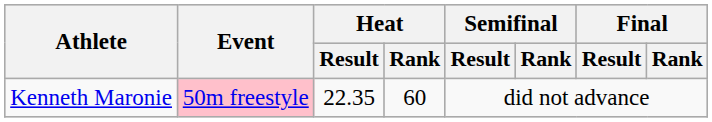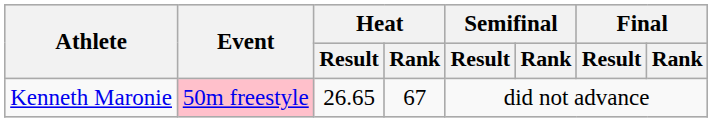(349, 97) 22.35 -> (349, 97) 26.65
(415, 97) 60 -> (415, 97) 67
